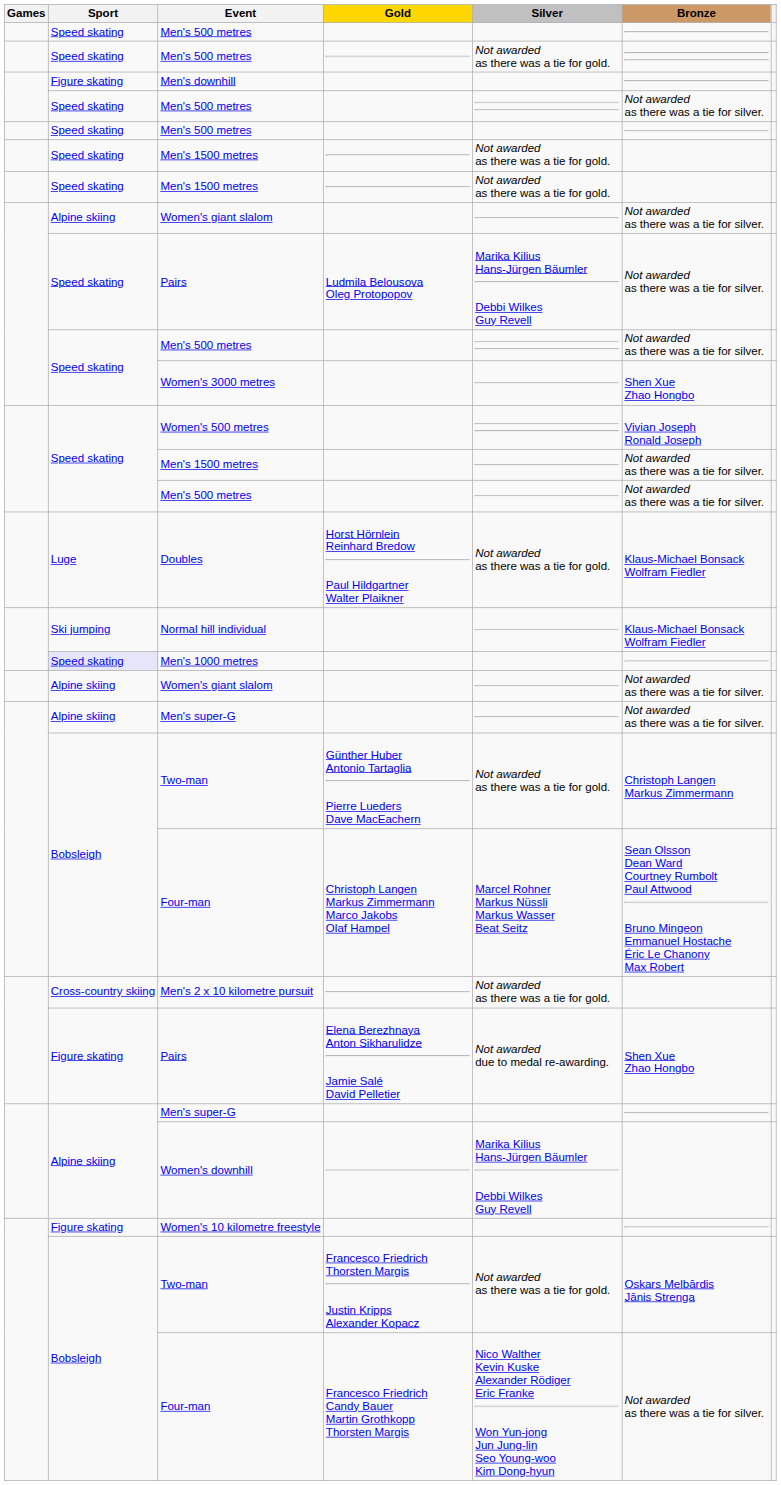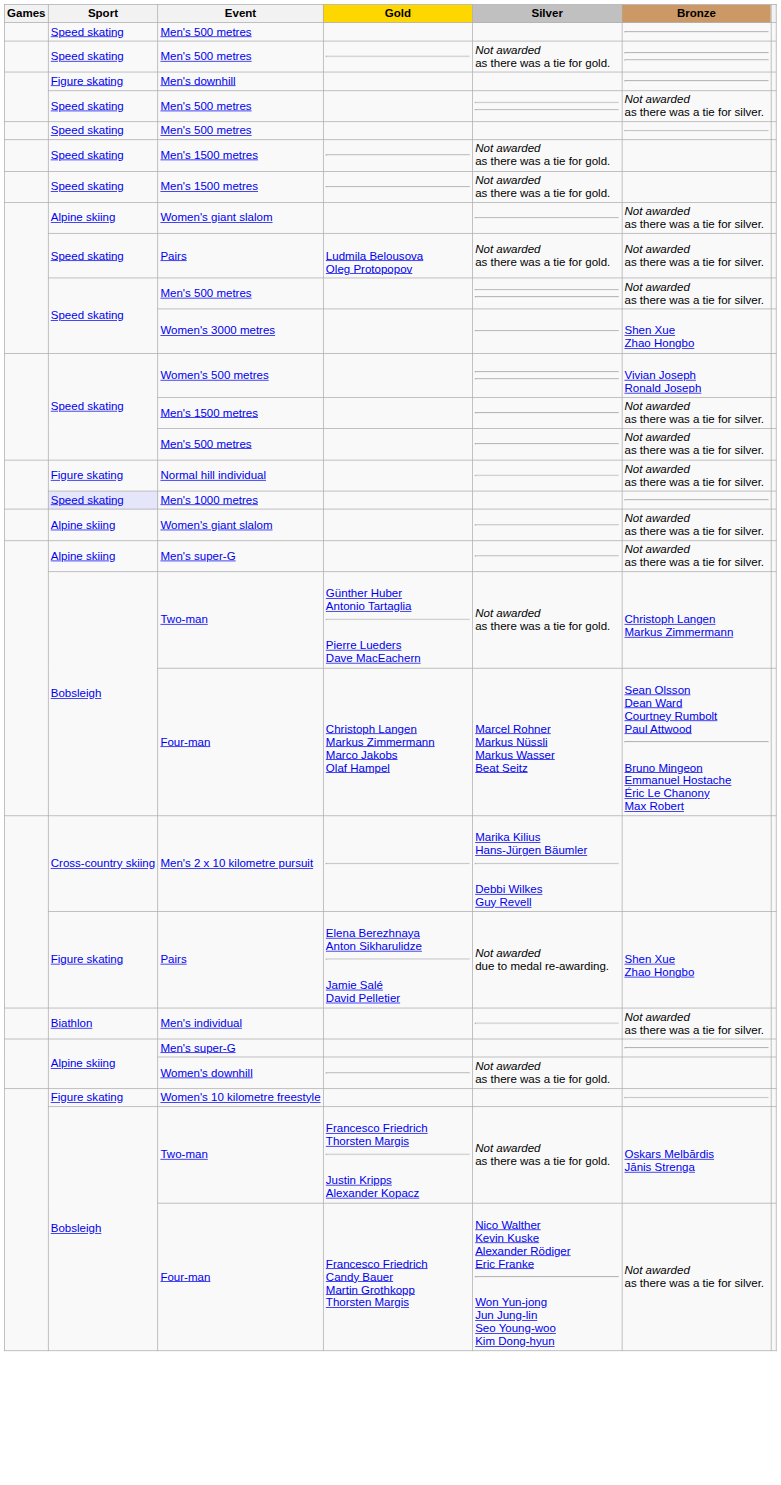(547, 288) Marika Kilius Hans-Jürgen Bäumler Debbi Wilkes Guy Revell -> (543, 255) Not awarded as there was a tie for gold.
- row: (182, 559)
(81, 629) Ski jumping -> (87, 475) Figure skating
(684, 636) Klaus-Michael Bonsack Wolfram Fiedler -> (694, 475) Not awarded as there was a tie for silver.
(543, 992) Not awarded as there was a tie for gold. -> (547, 870) Marika Kilius Hans-Jürgen Bäumler Debbi Wilkes Guy Revell
+ row: (201, 1023)
(547, 1176) Marika Kilius Hans-Jürgen Bäumler Debbi Wilkes Guy Revell -> (543, 1073) Not awarded as there was a tie for gold.
